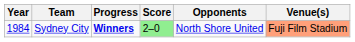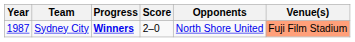(18, 28) 1984 -> (18, 28) 1987
(151, 28) lightgreen background -> (151, 28) no background
